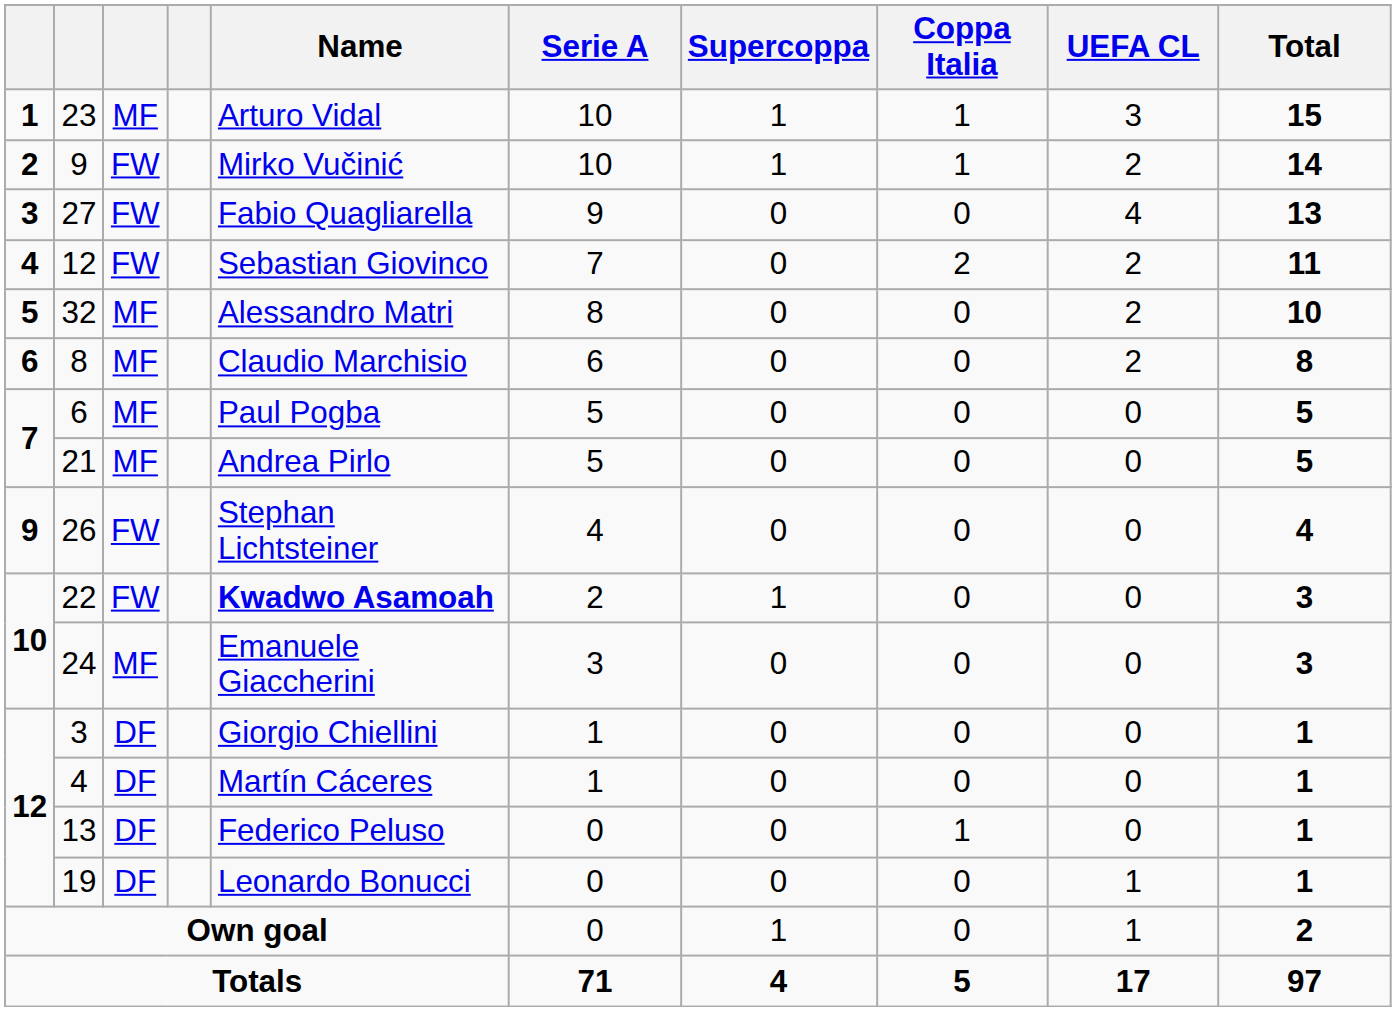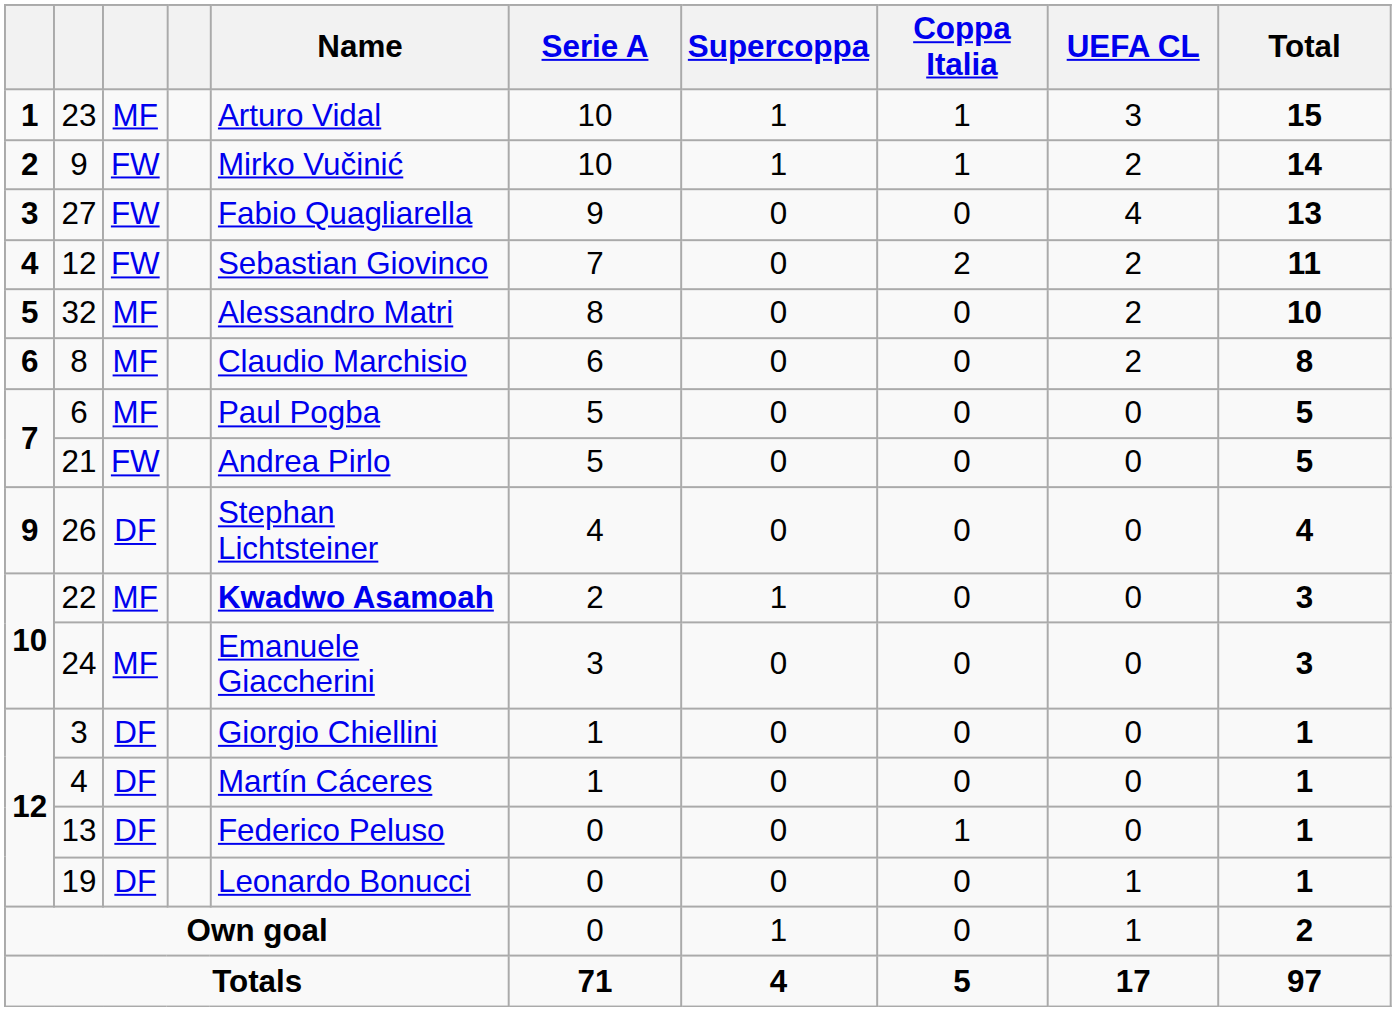(135, 462) MF -> (135, 462) FW
(135, 529) FW -> (135, 529) DF
(135, 597) FW -> (135, 597) MF
